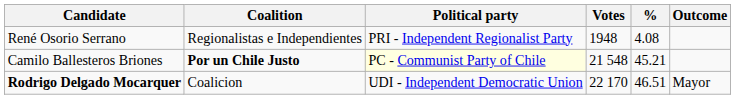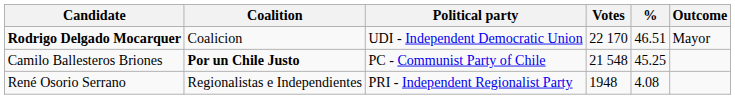rows swapped: (67, 37) <-> (94, 82)
(457, 60) lightyellow background -> (457, 60) no background
(650, 60) 45.21 -> (650, 60) 45.25
